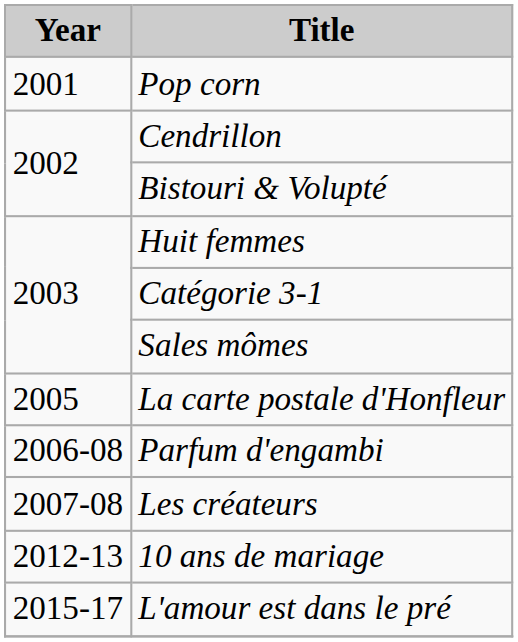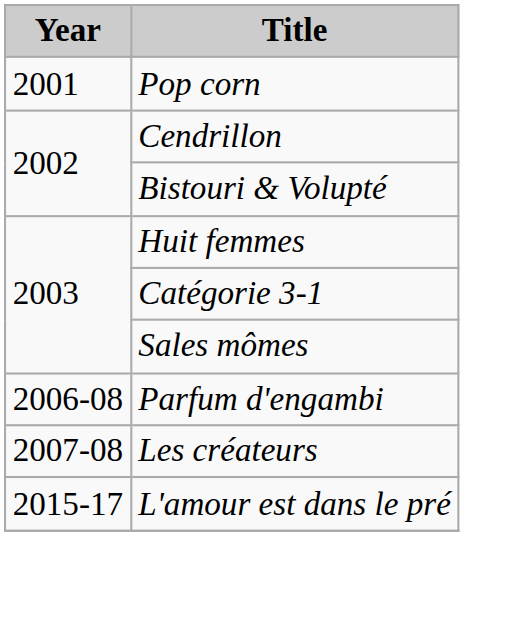- row: (322, 398)
- row: (261, 556)
